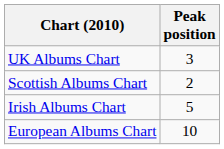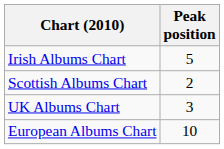rows swapped: (67, 107) <-> (64, 58)
